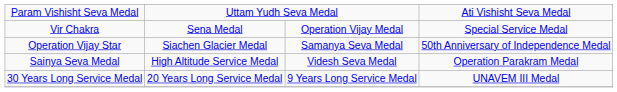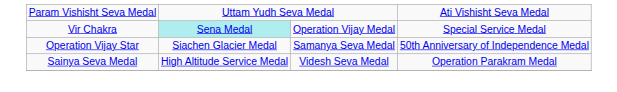(215, 29) no background -> (225, 29) paleturquoise background
- row: (75, 78)
